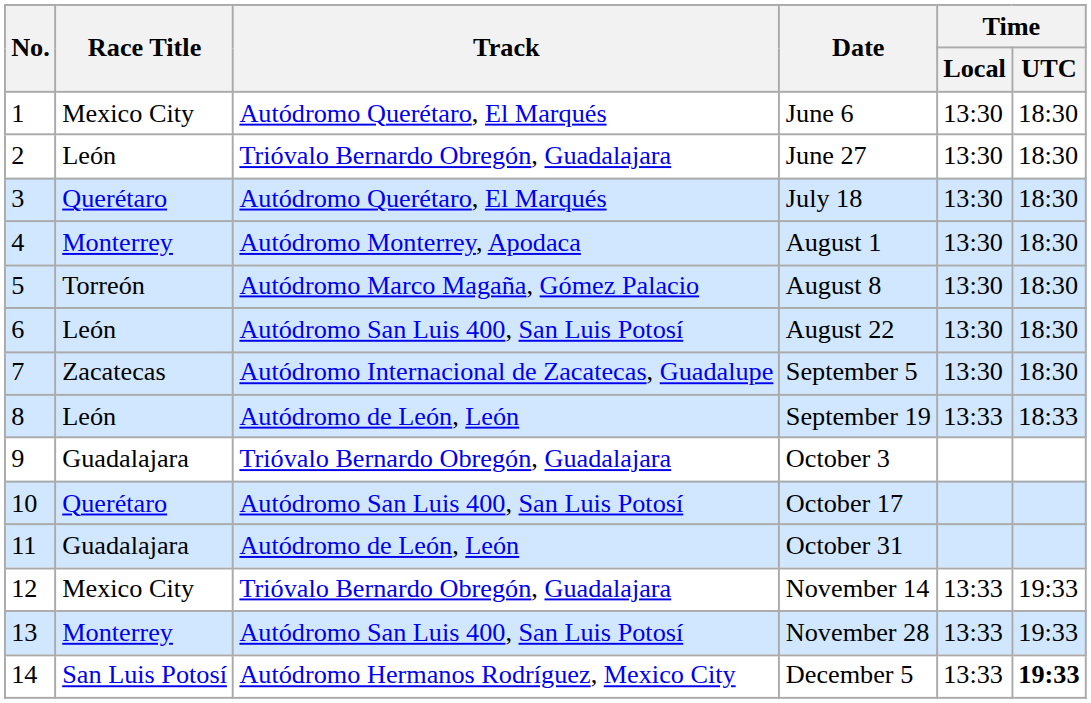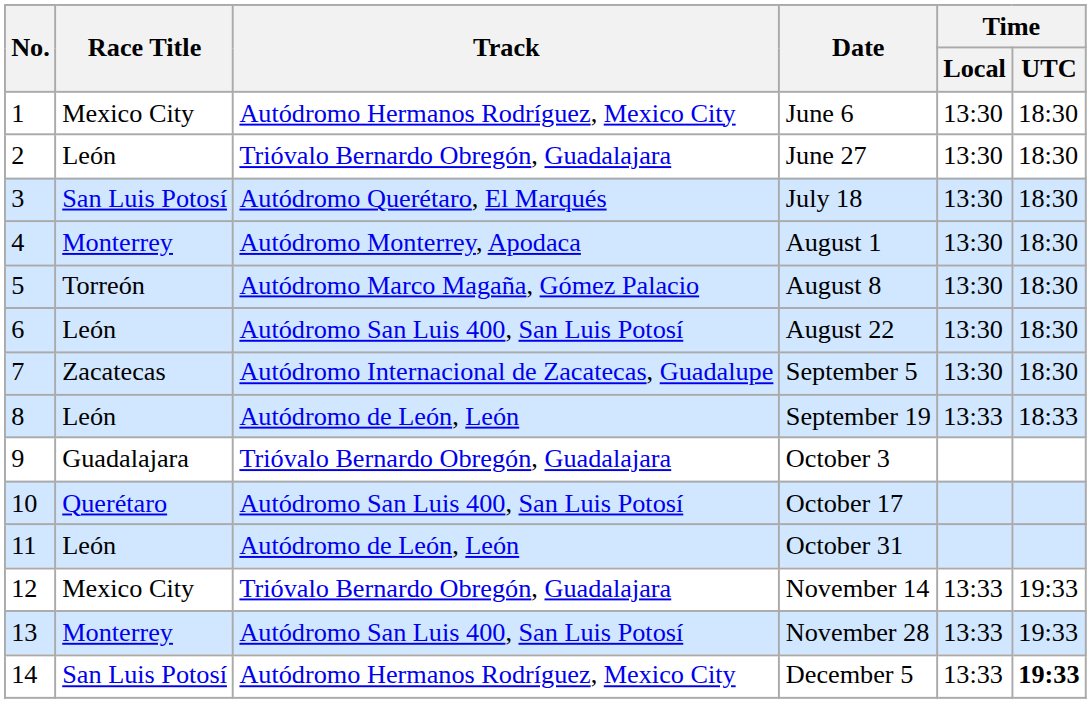(423, 112) Autódromo Querétaro, El Marqués -> (488, 112) Autódromo Hermanos Rodríguez, Mexico City
(115, 198) Querétaro -> (145, 198) San Luis Potosí
(126, 545) Guadalajara -> (89, 545) León
